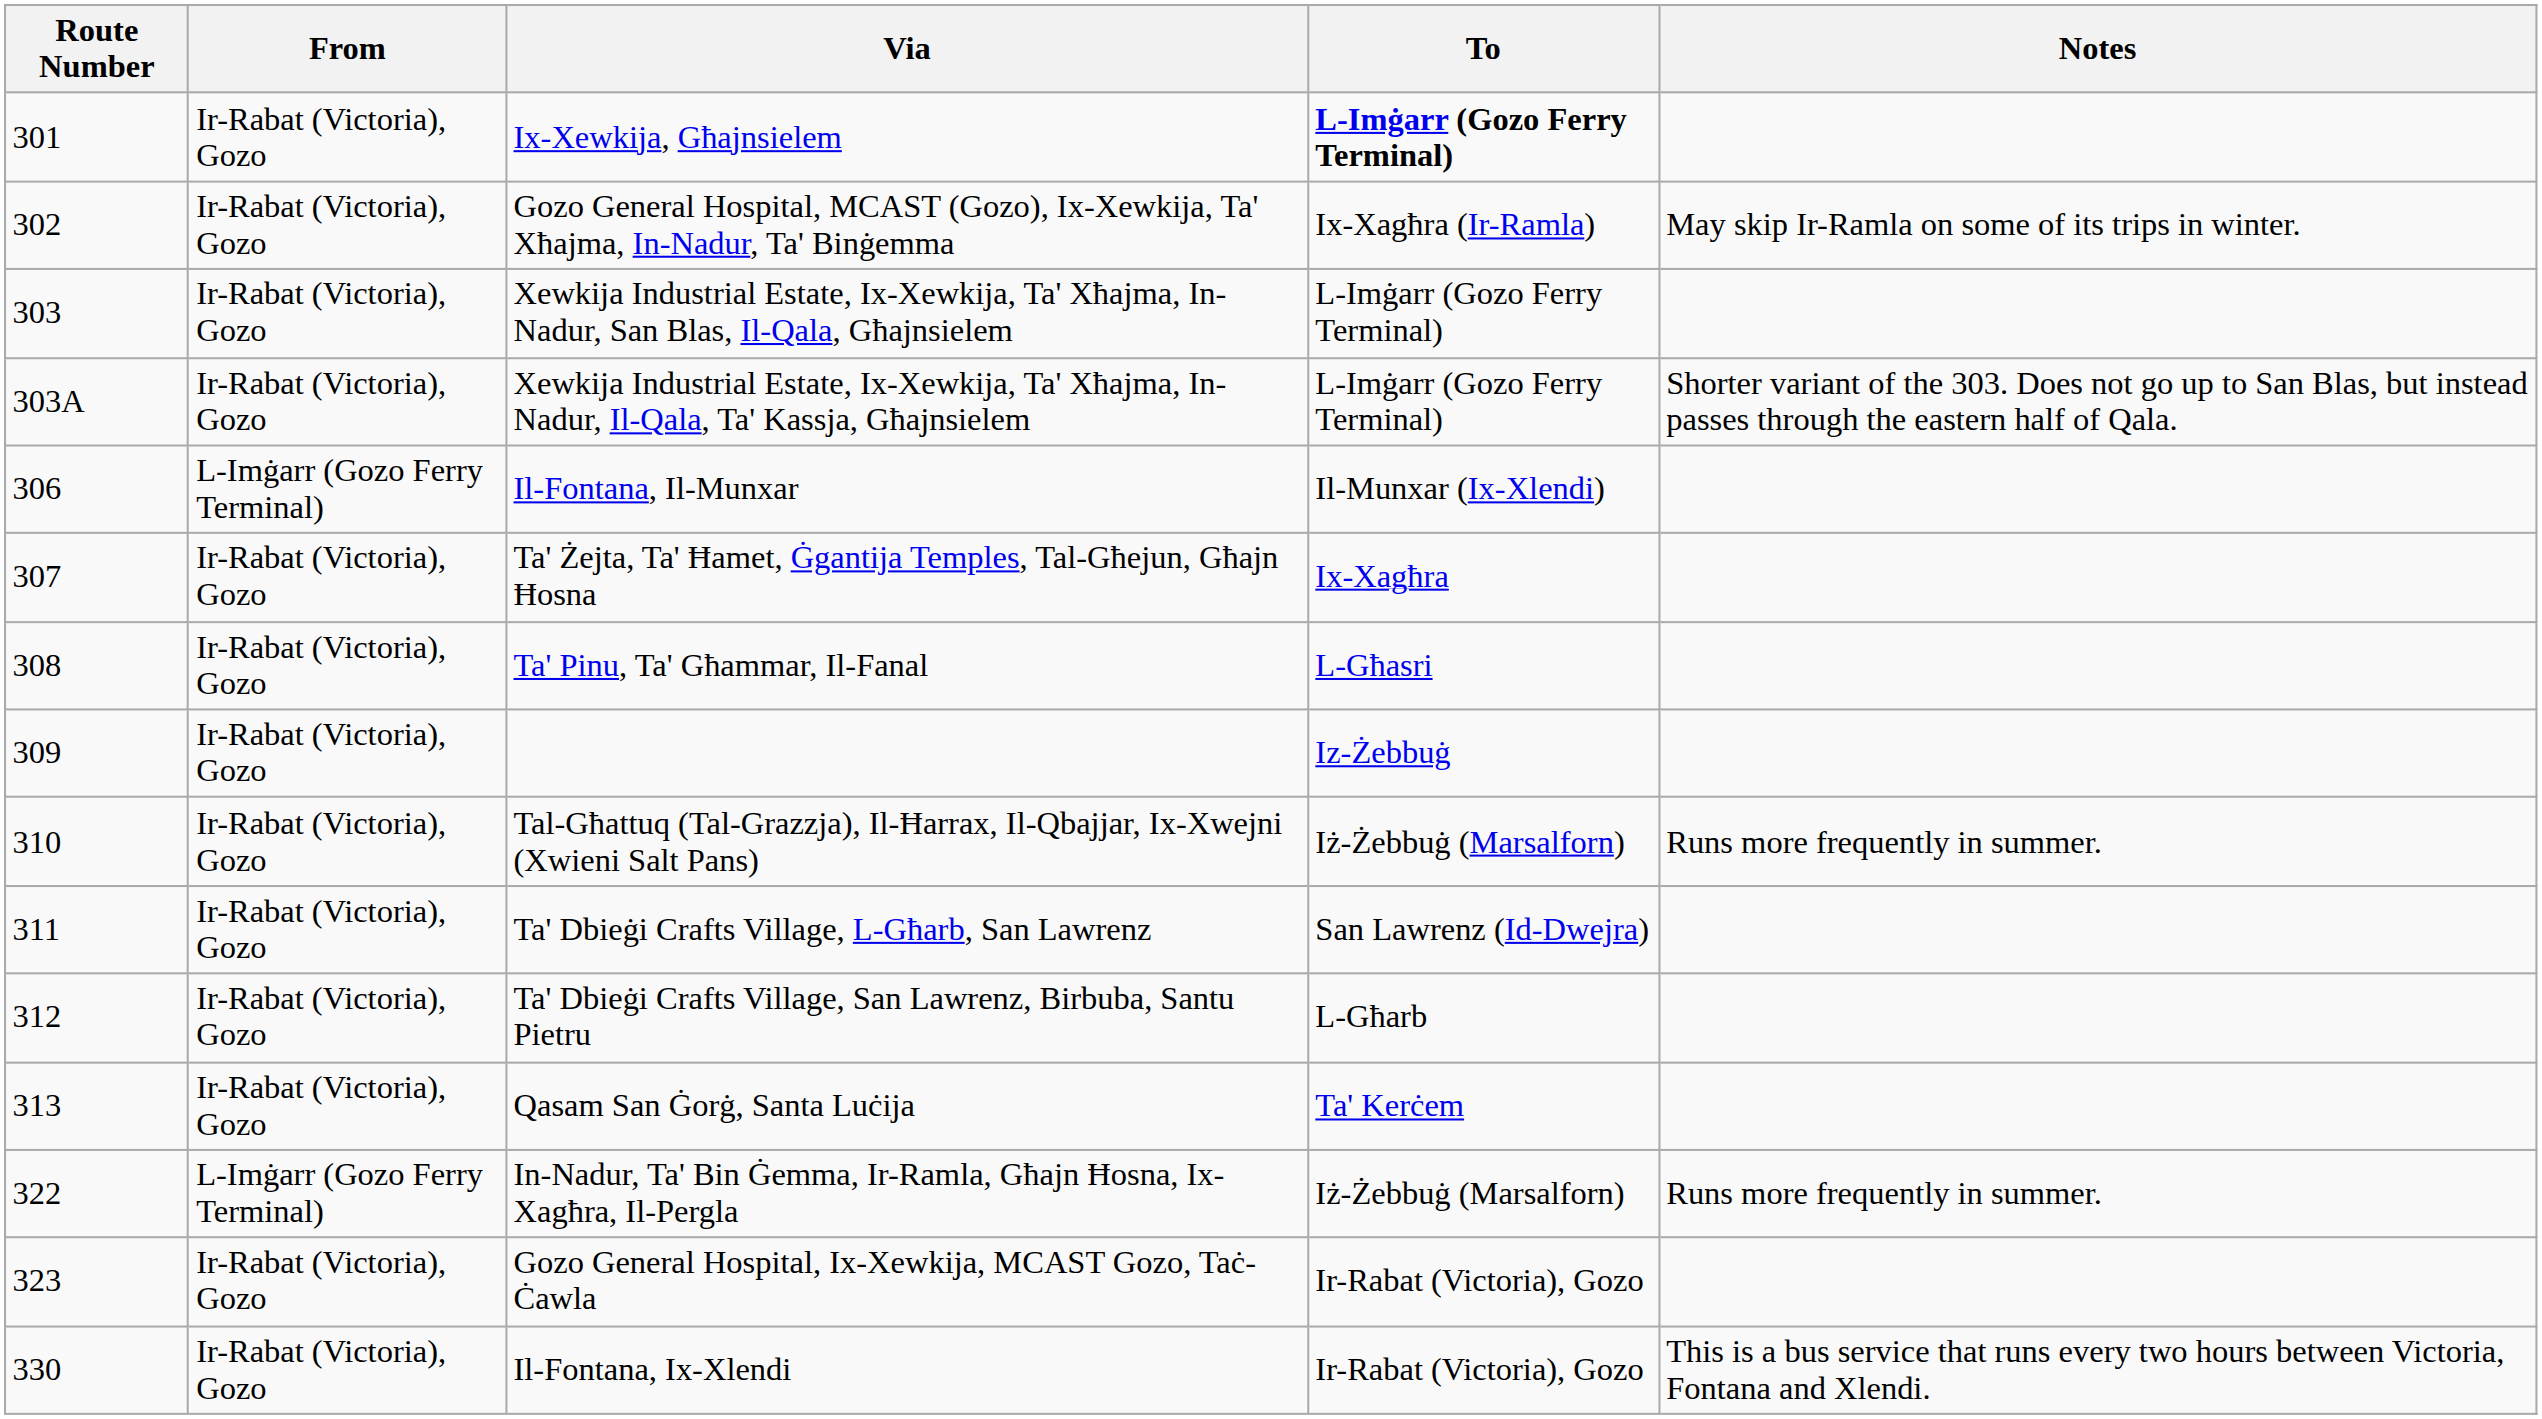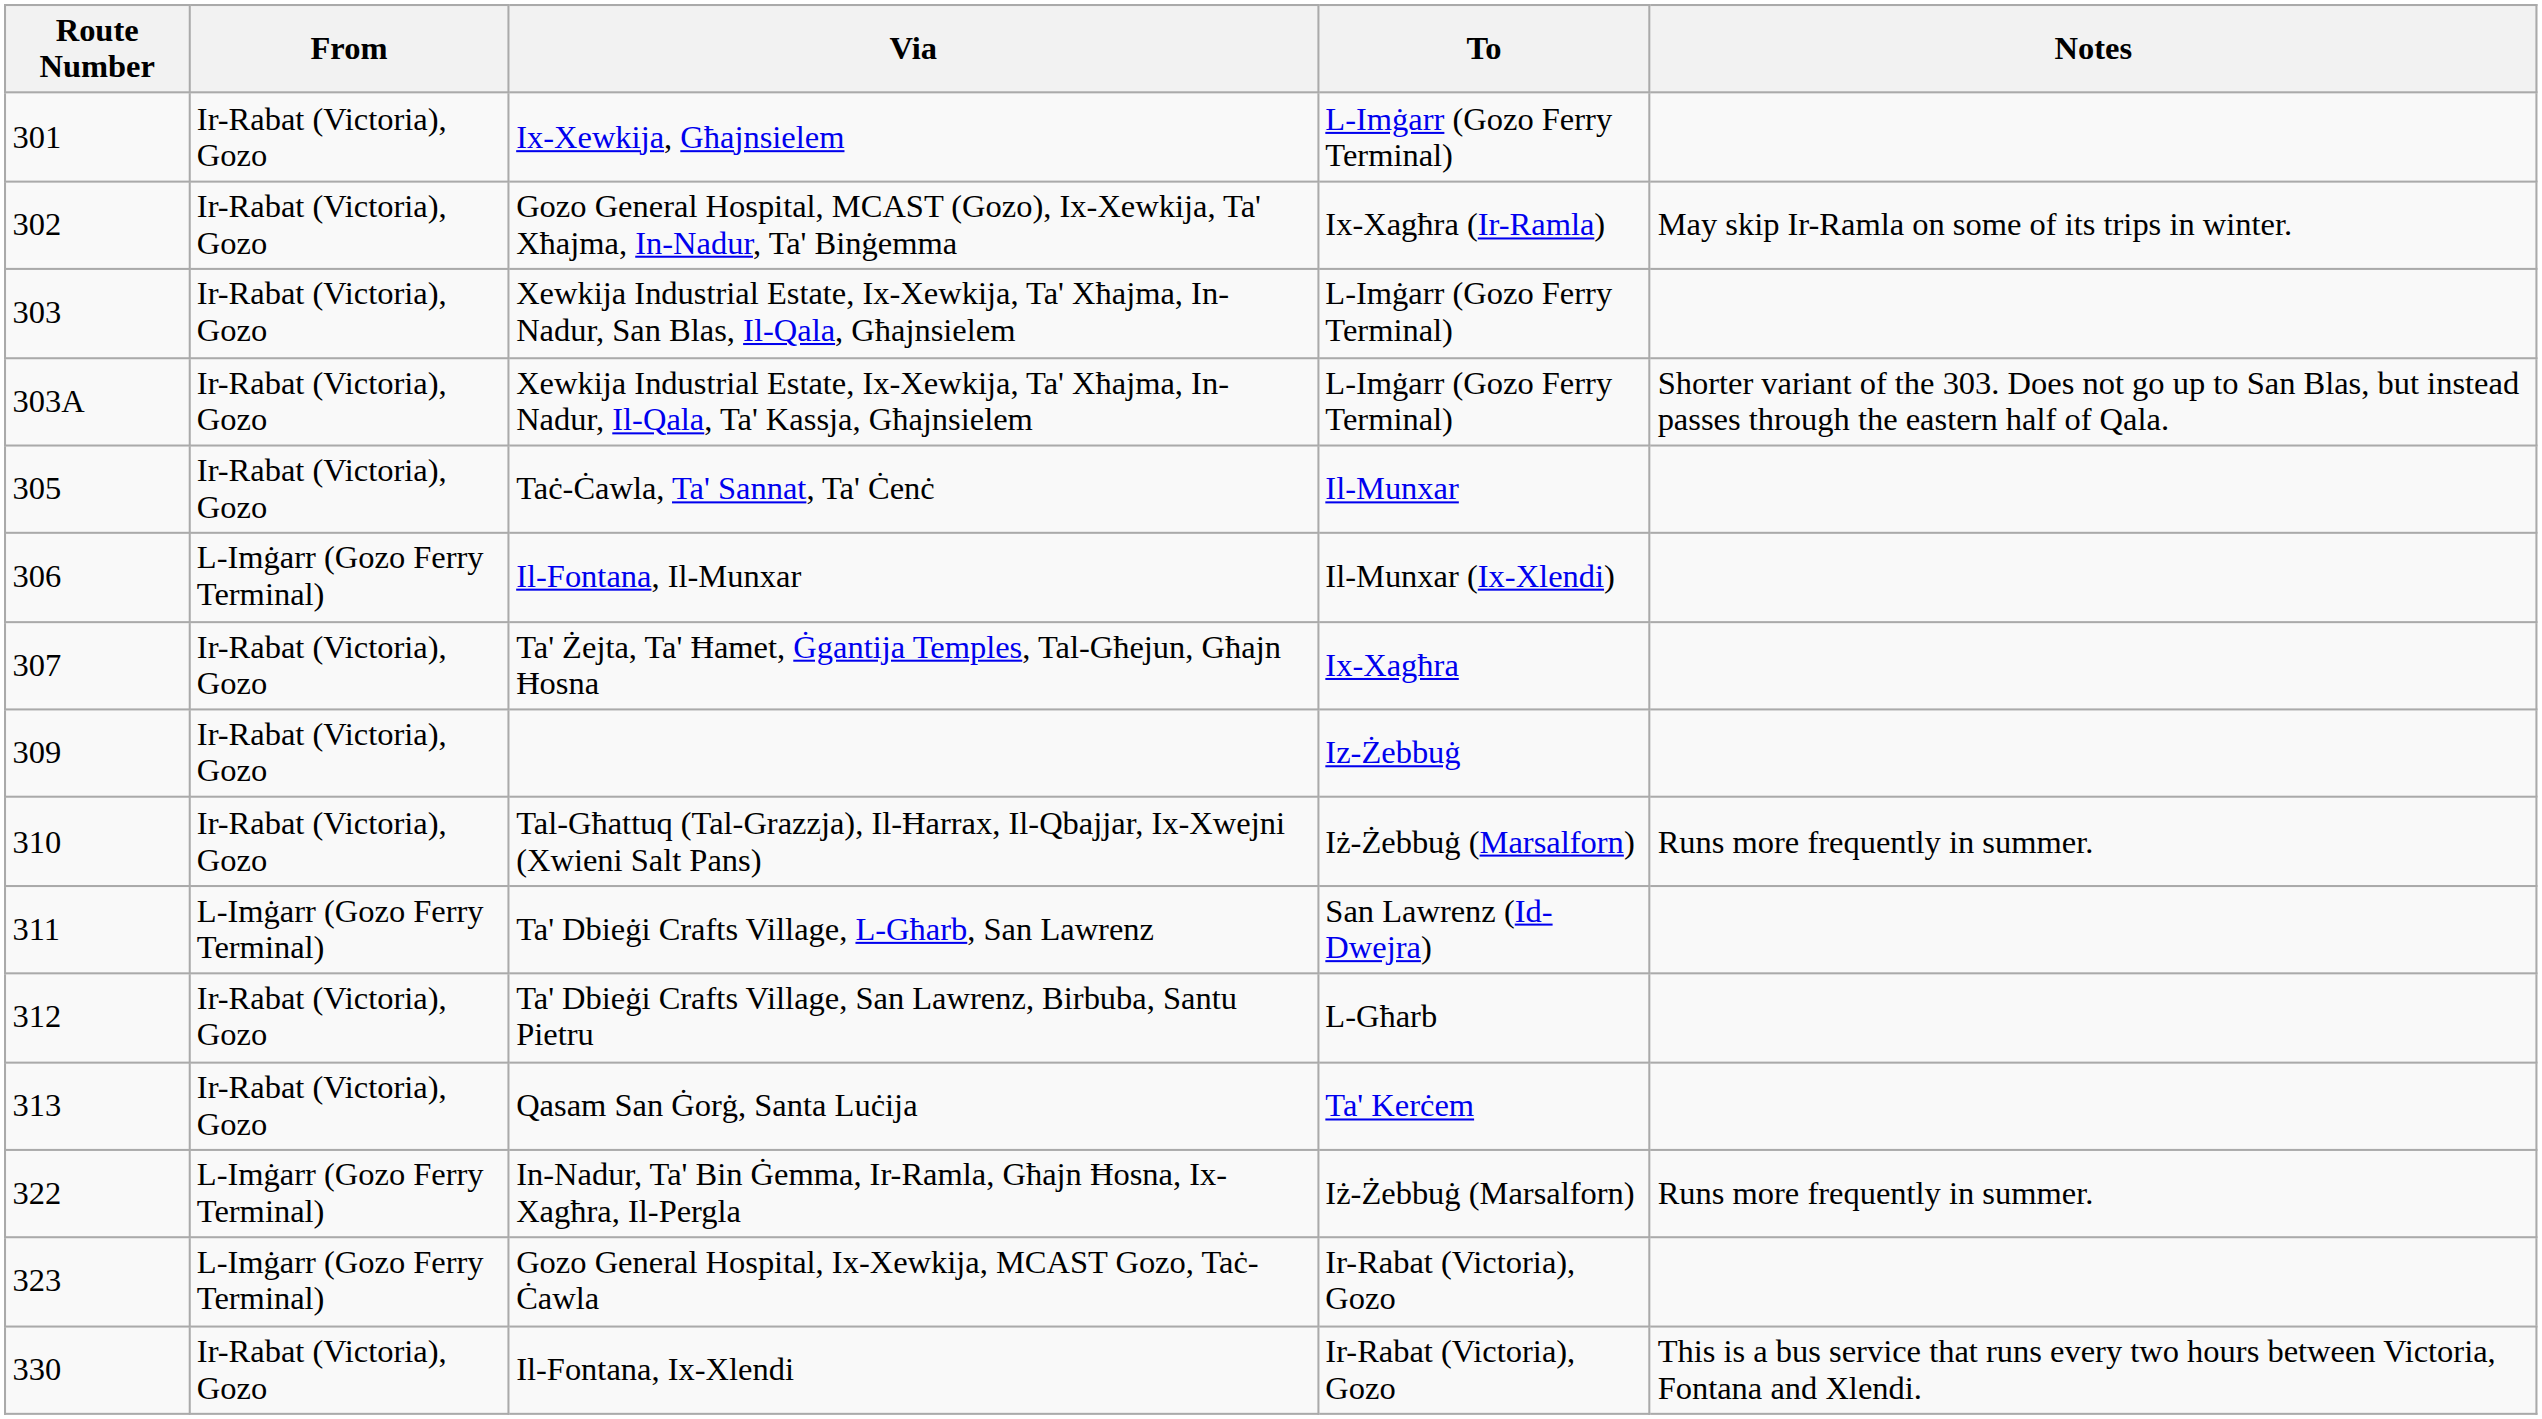(1471, 136) bold -> (1469, 136) normal
+ row: (725, 488)
- row: (721, 664)
(321, 929) Ir-Rabat (Victoria), Gozo -> (340, 929) L-Imġarr (Gozo Ferry Terminal)
(321, 1281) Ir-Rabat (Victoria), Gozo -> (340, 1281) L-Imġarr (Gozo Ferry Terminal)
